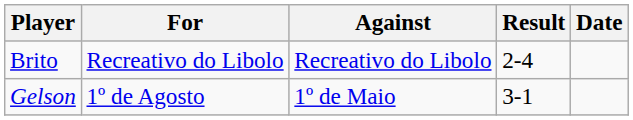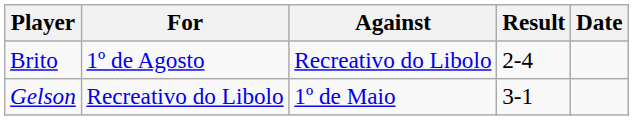(185, 59) Recreativo do Libolo -> (146, 59) 1º de Agosto
(146, 96) 1º de Agosto -> (185, 96) Recreativo do Libolo
